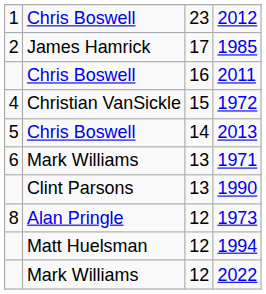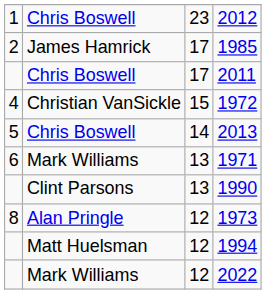(199, 75) 16 -> (199, 75) 17
